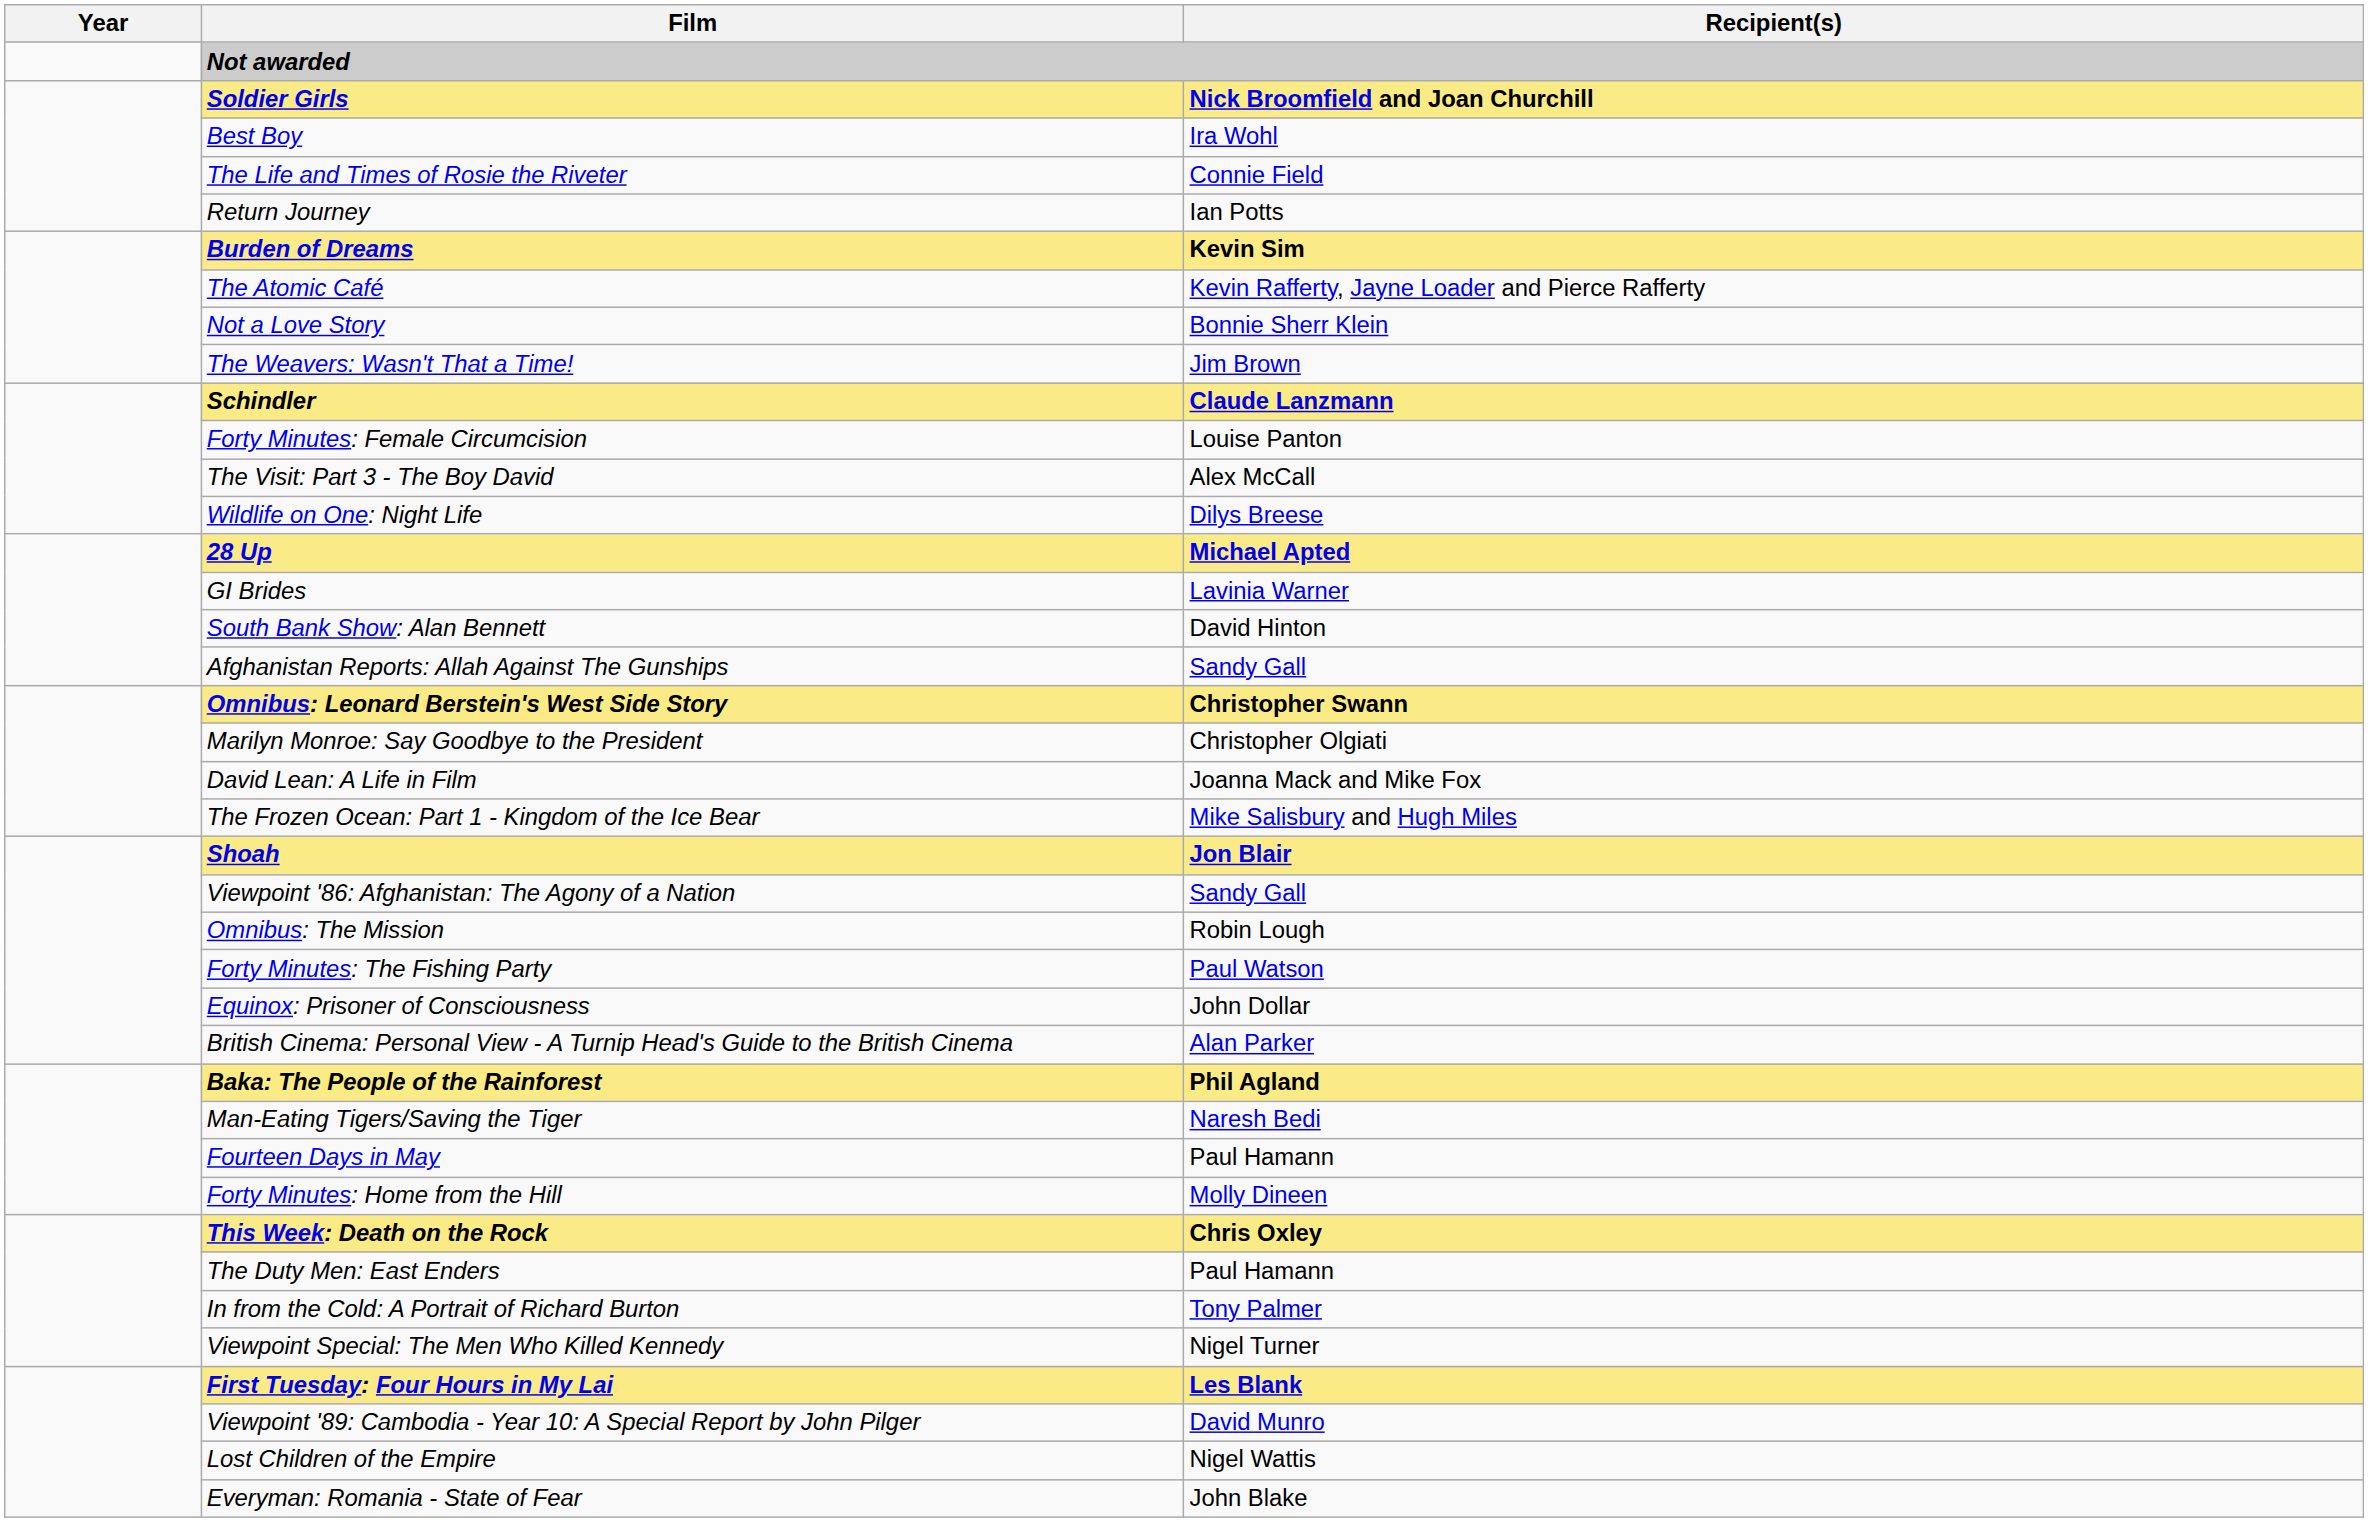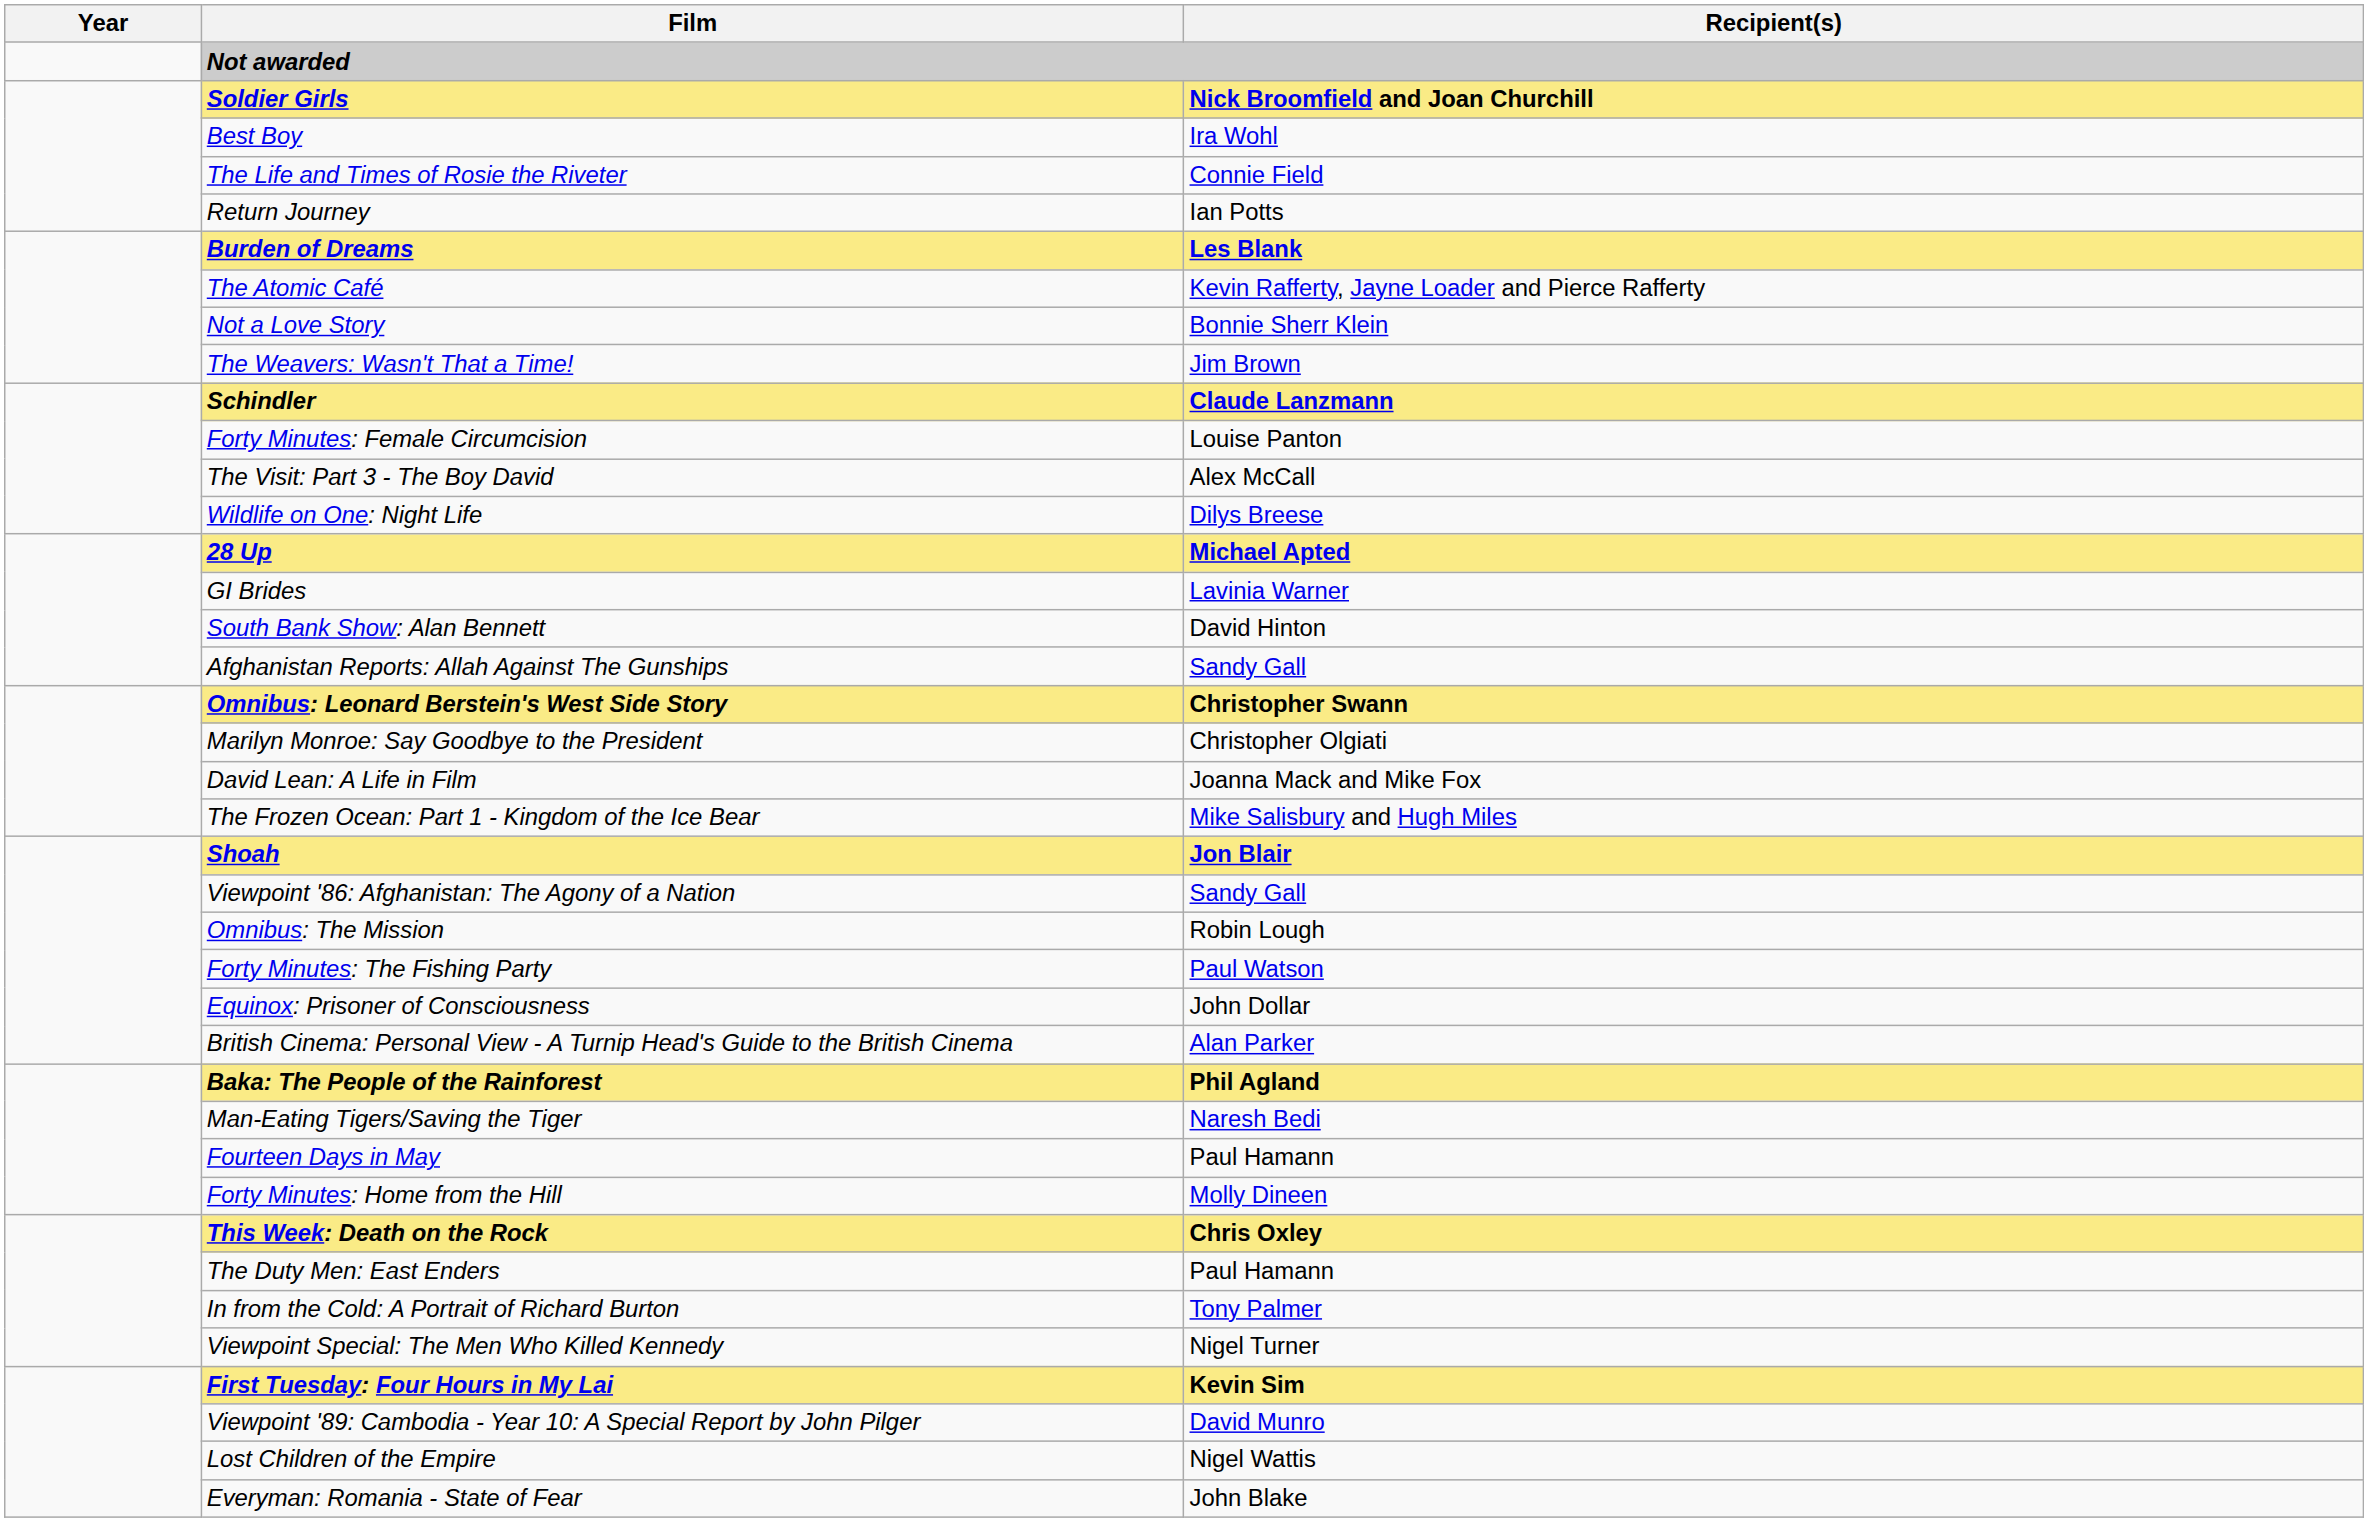(1247, 250) Kevin Sim -> (1246, 250) Les Blank
(1246, 1384) Les Blank -> (1247, 1384) Kevin Sim
